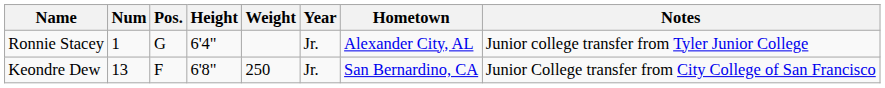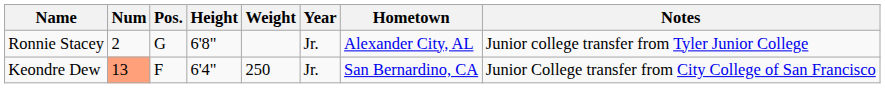(116, 43) 1 -> (116, 43) 2
(203, 43) 6'4" -> (203, 43) 6'8"
(120, 69) no background -> (120, 69) lightsalmon background
(203, 69) 6'8" -> (203, 69) 6'4"
